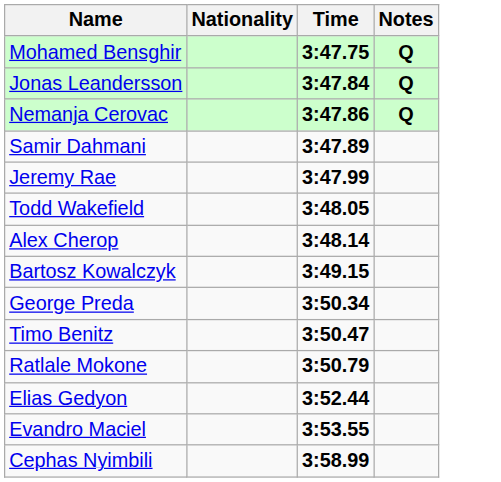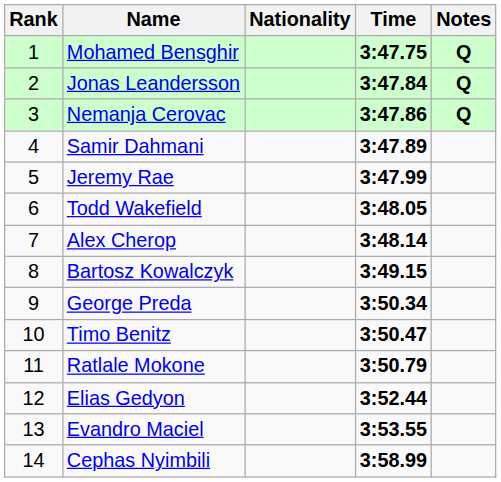+ column: (33, 20)
